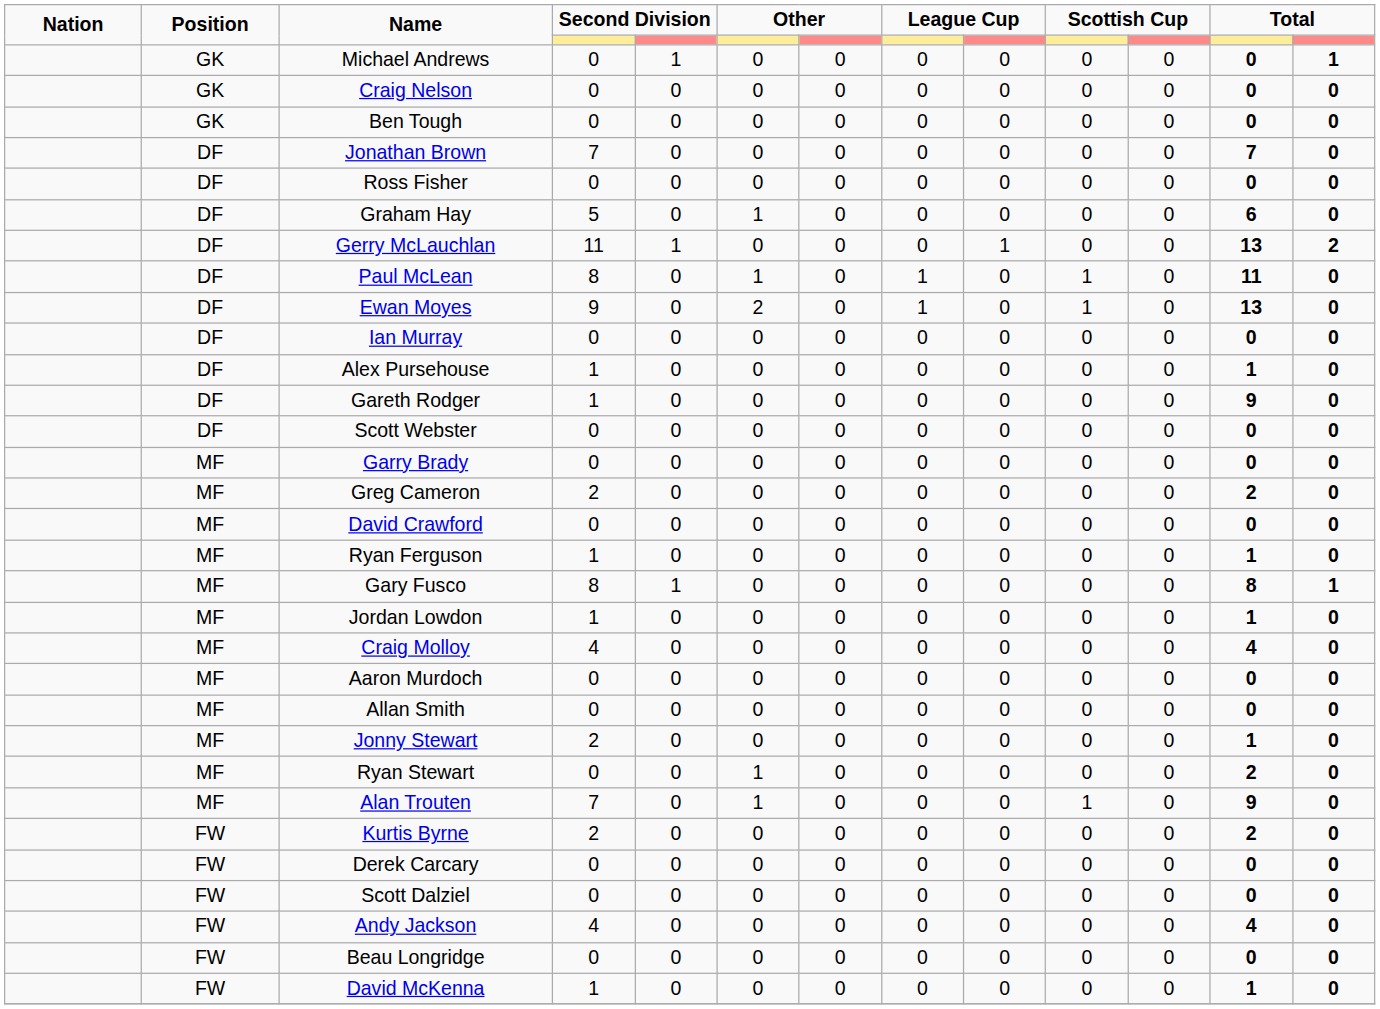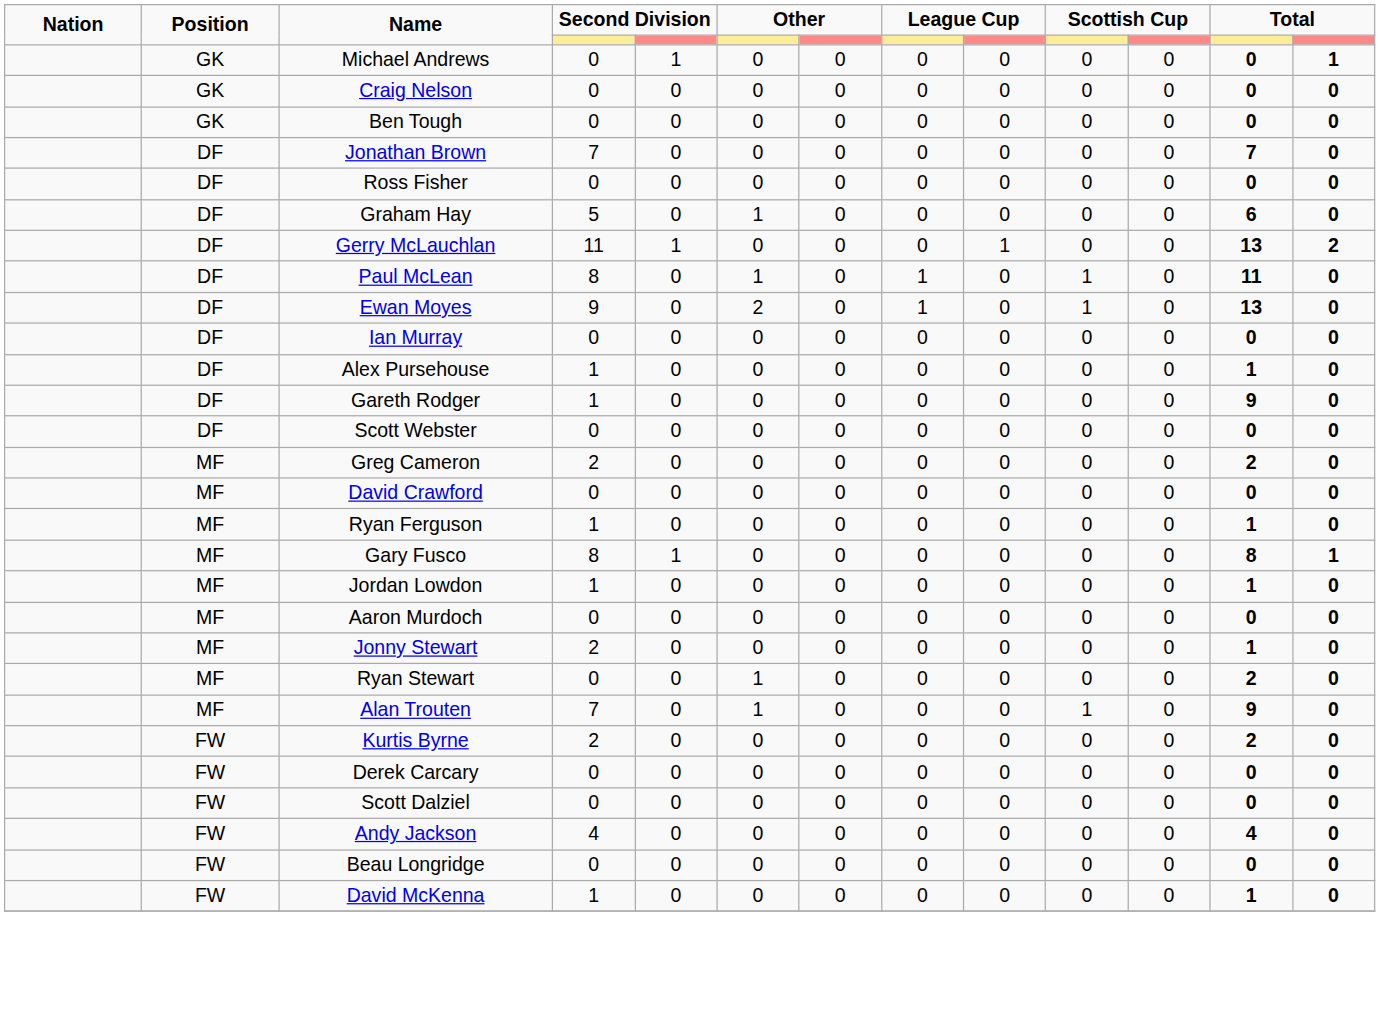- row: (416, 462)
- row: (416, 648)
- row: (416, 710)
